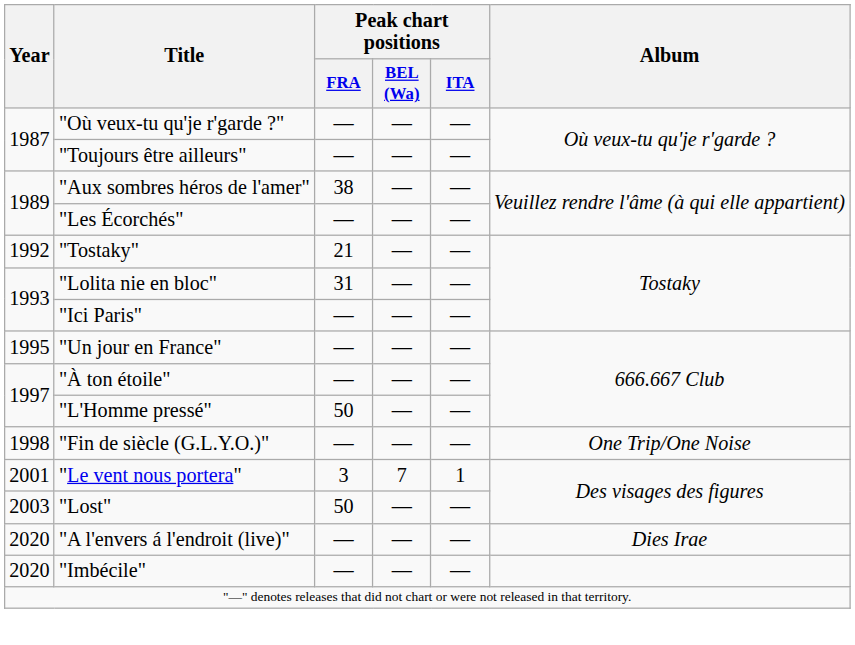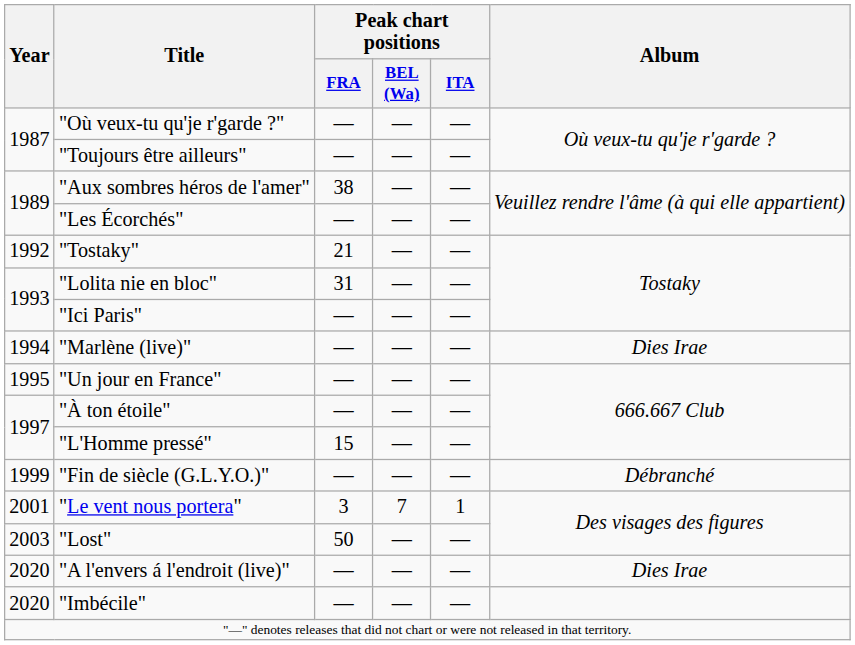+ row: (125, 347)
(343, 411) 50 -> (343, 443) 15
(29, 443) 1998 -> (29, 475) 1999
(670, 443) One Trip/One Noise -> (670, 475) Débranché
